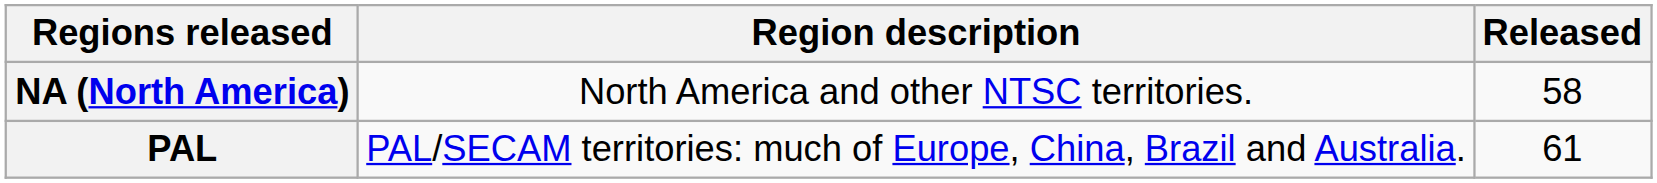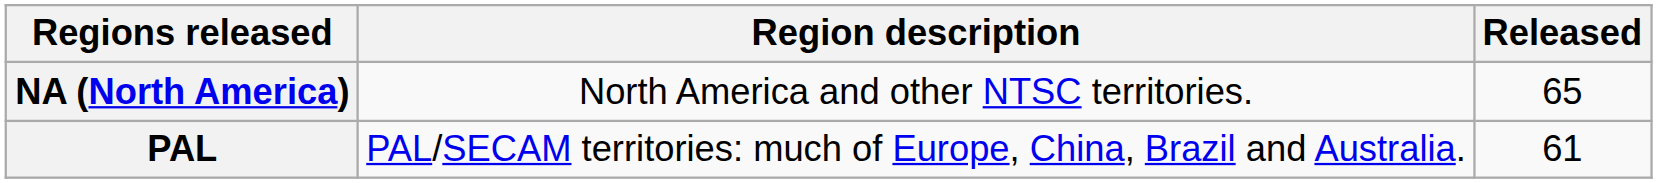(1562, 90) 58 -> (1562, 90) 65
